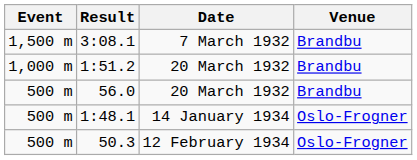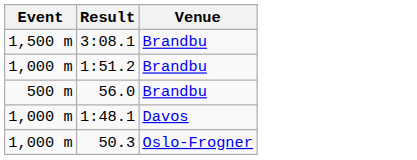- column: (216, 17)
(50, 117) 500 m -> (40, 117) 1,000 m
(352, 117) Oslo-Frogner -> (166, 117) Davos
(50, 142) 500 m -> (40, 142) 1,000 m
